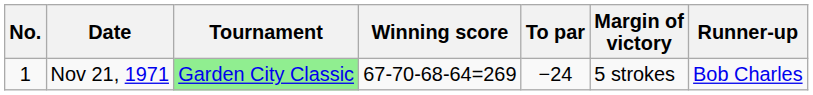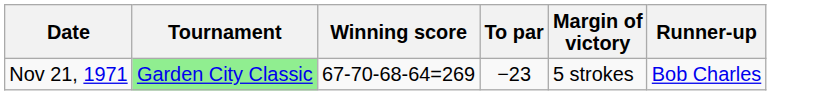- column: (25, 32)
(555, 74) −24 -> (514, 74) −23
